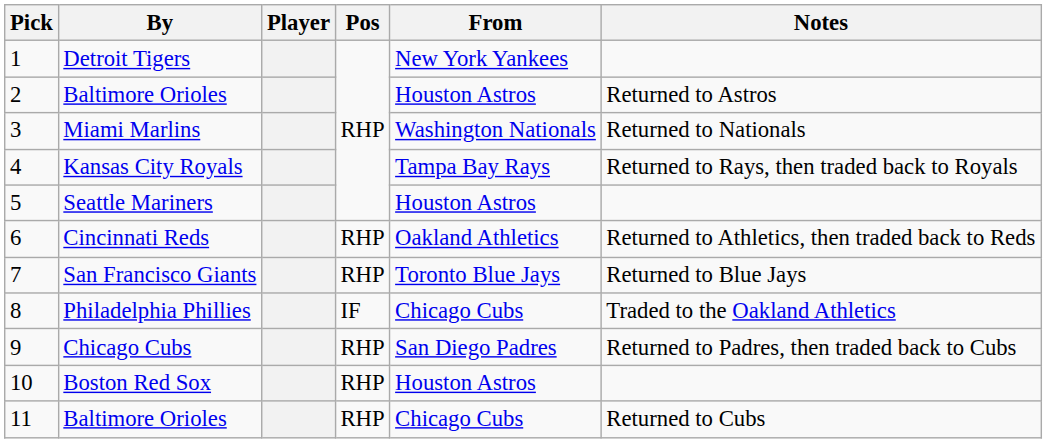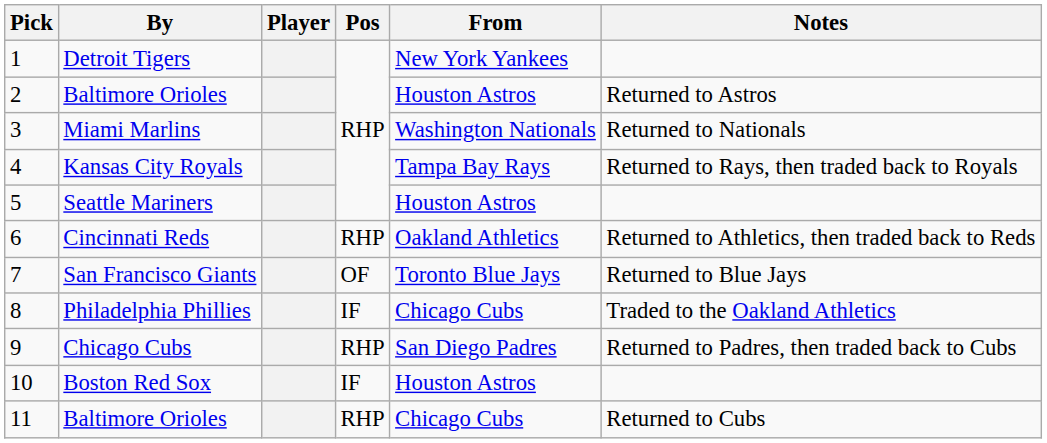(363, 274) RHP -> (355, 274) OF
(363, 382) RHP -> (351, 382) IF
